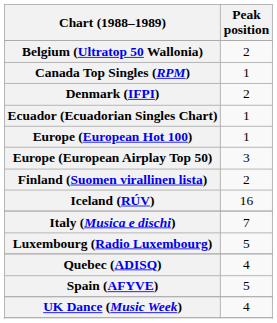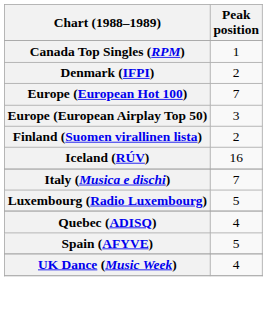- row: (112, 51)
- row: (112, 115)
(246, 136) 1 -> (236, 94) 7
